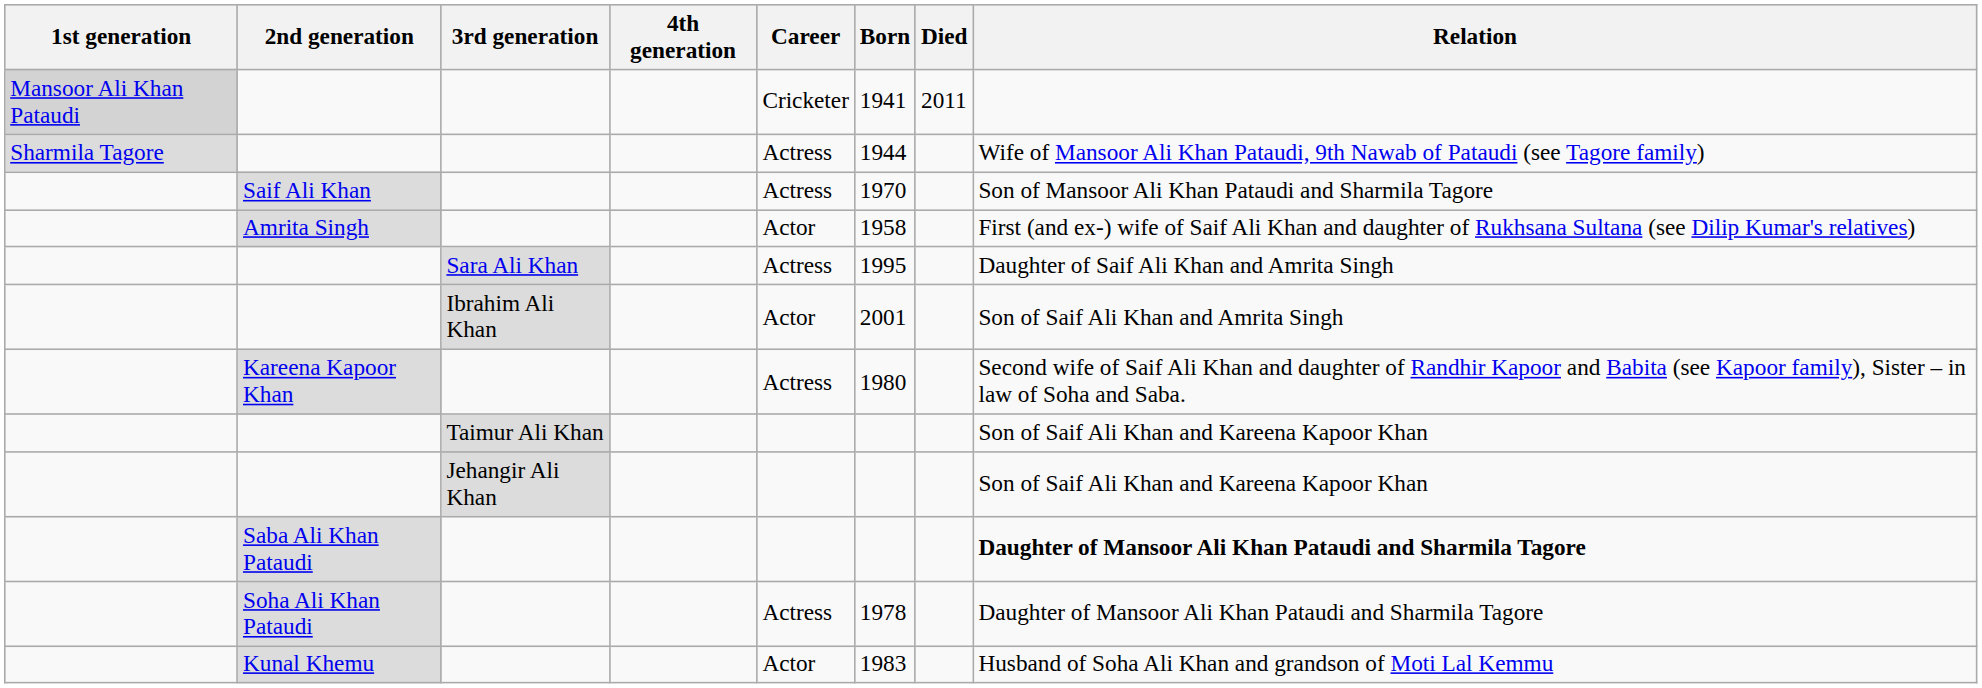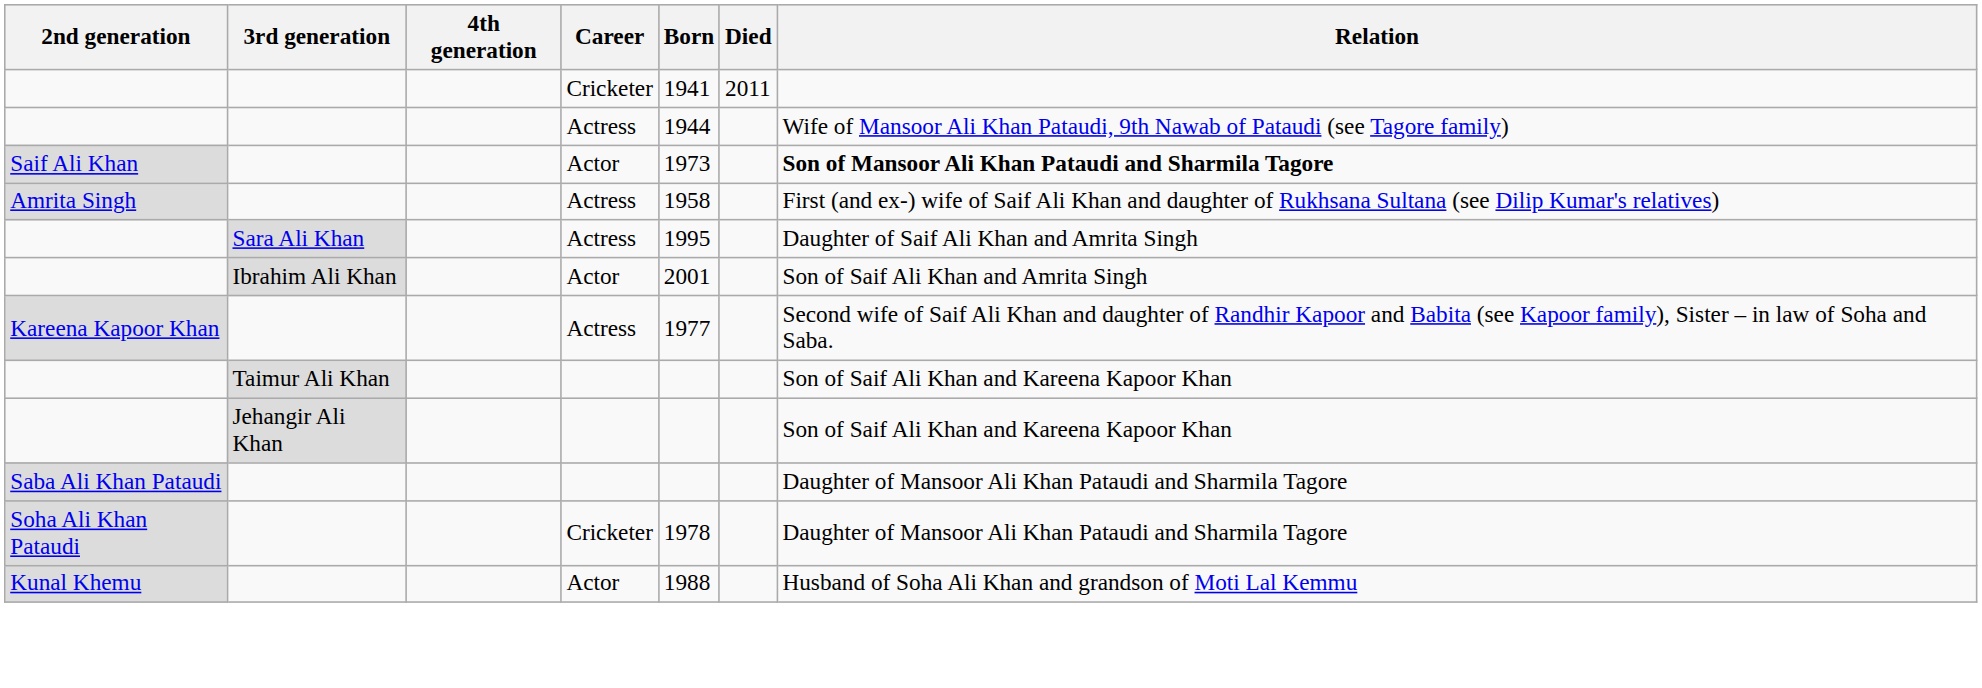- column: (121, 36)
(797, 189) Actress -> (593, 163) Actor
(883, 189) 1970 -> (687, 163) 1973
(1236, 189) normal -> (1058, 163) bold
(789, 227) Actor -> (601, 200) Actress
(883, 381) 1980 -> (687, 327) 1977
(1282, 548) bold -> (1065, 480) normal
(797, 612) Actress -> (610, 532) Cricketer
(883, 663) 1983 -> (687, 583) 1988
